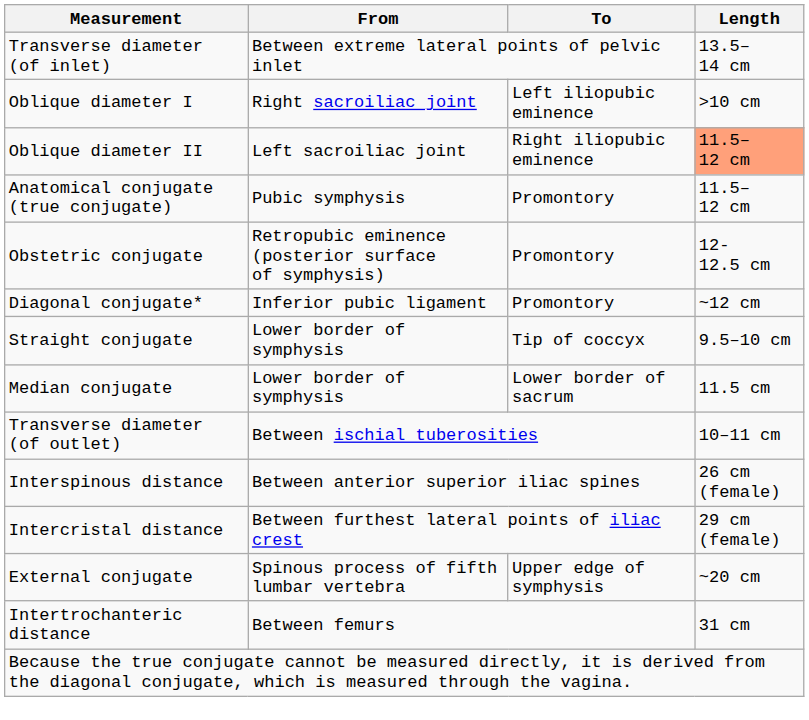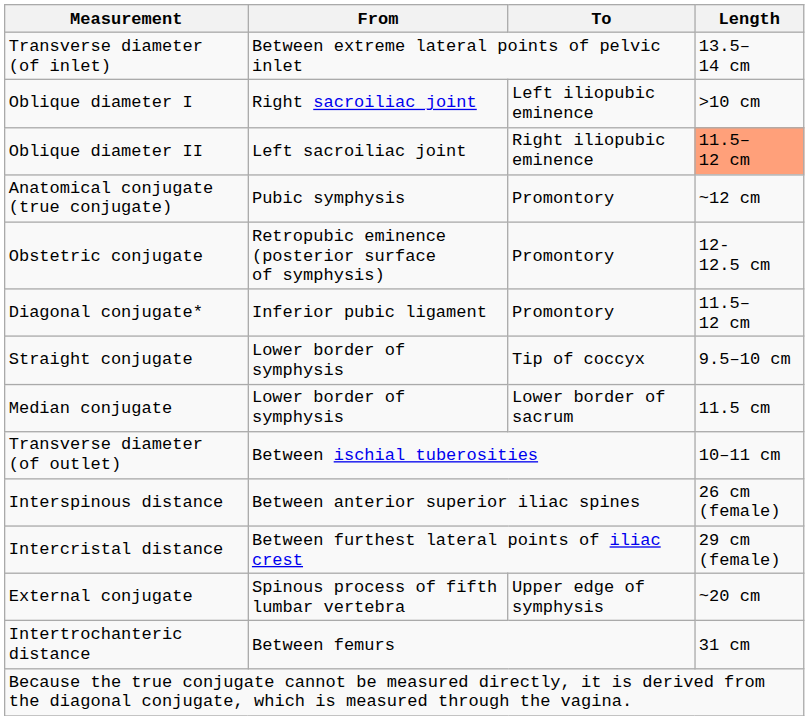(724, 198) 11.5–12 cm -> (729, 198) ~12 cm
(729, 303) ~12 cm -> (724, 313) 11.5–12 cm
